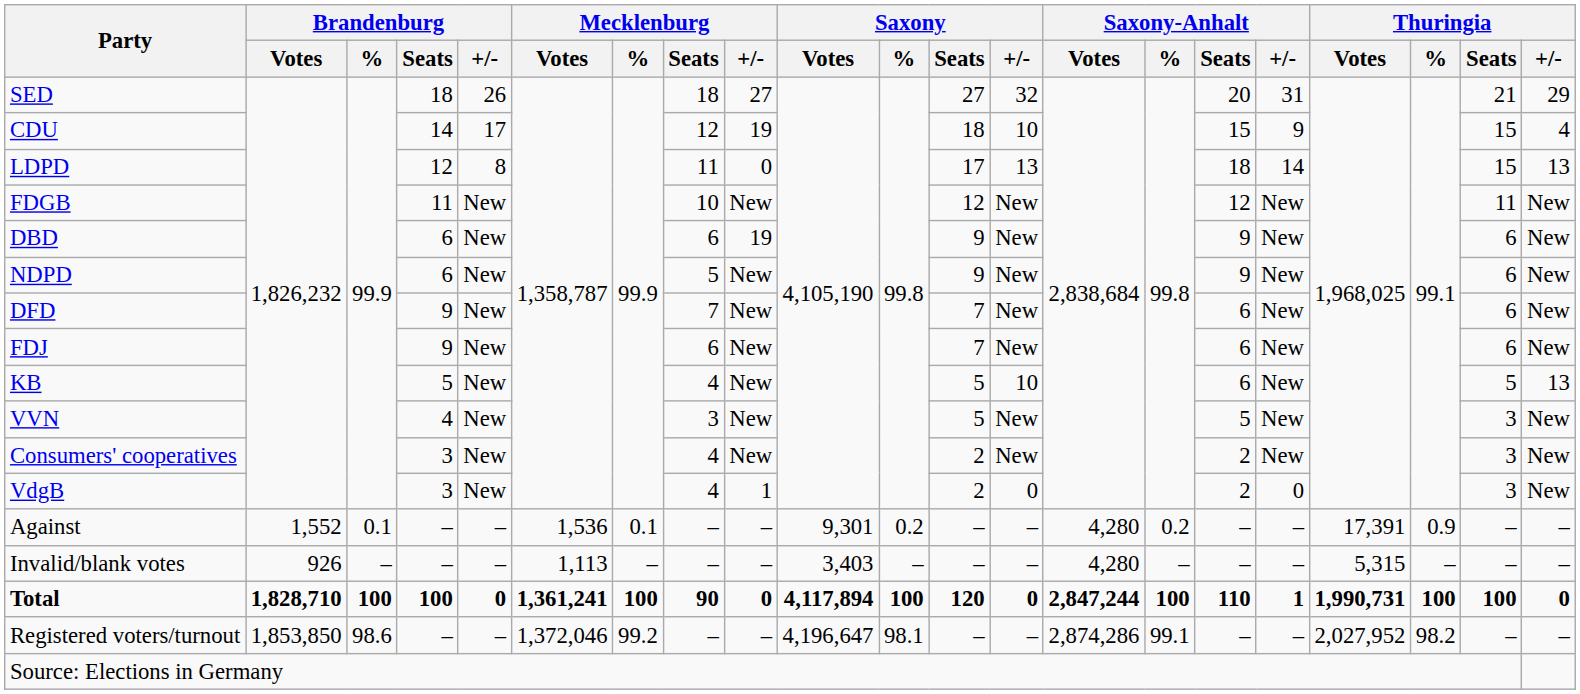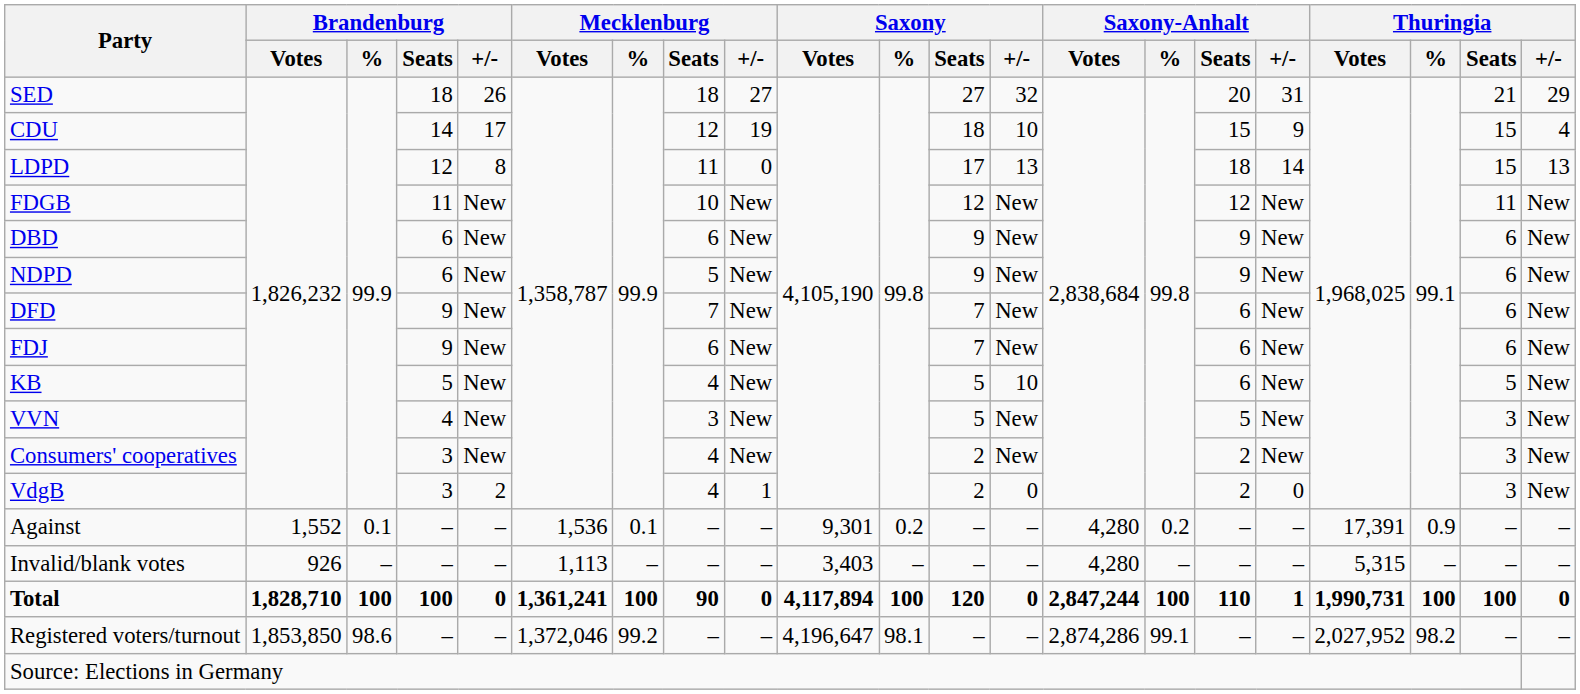(761, 238) 19 -> (751, 238) New
(1559, 382) 13 -> (1548, 382) New
(485, 490) New -> (501, 490) 2
